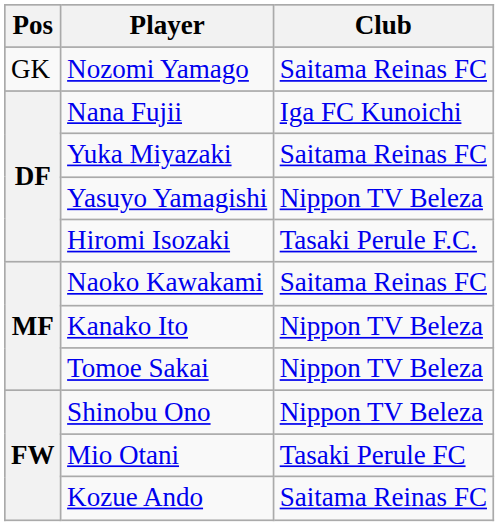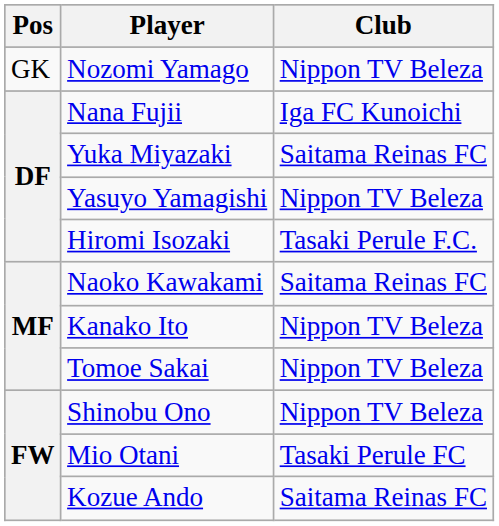(383, 68) Saitama Reinas FC -> (381, 68) Nippon TV Beleza
